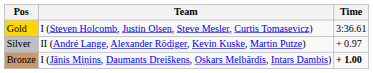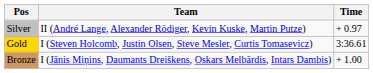rows swapped: (17, 28) <-> (19, 44)
(349, 60) bold -> (349, 60) normal
